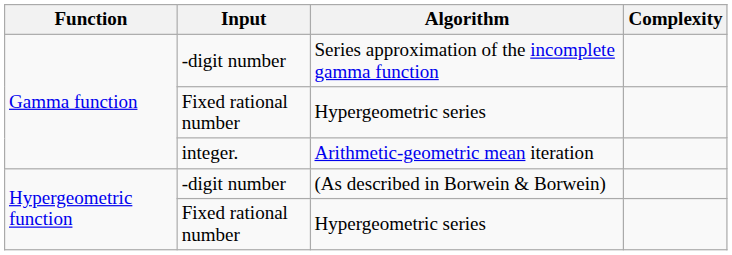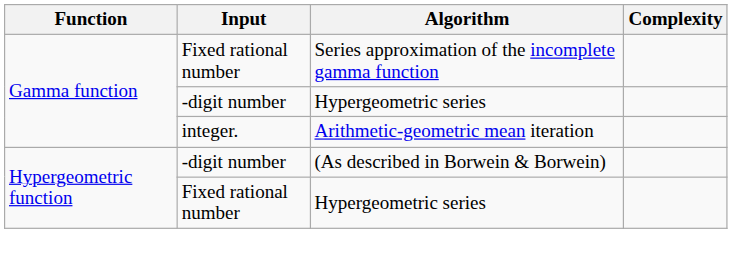(234, 60) -digit number -> (235, 60) Fixed rational number
(235, 112) Fixed rational number -> (234, 101) -digit number
